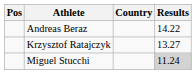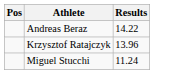- column: (134, 12)
(169, 45) 13.27 -> (127, 45) 13.96
(168, 61) lightgrey background -> (127, 61) no background
